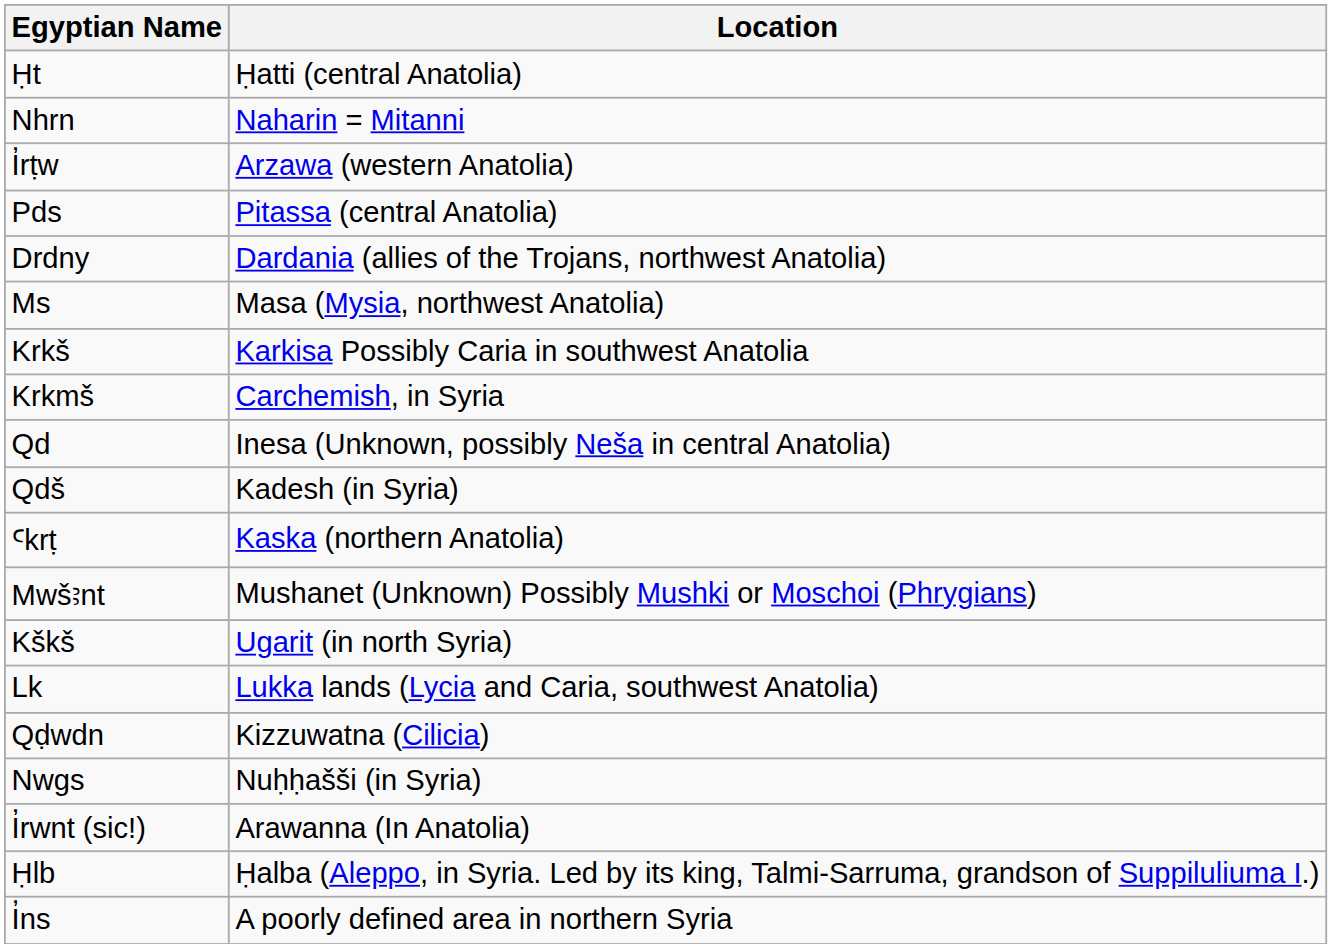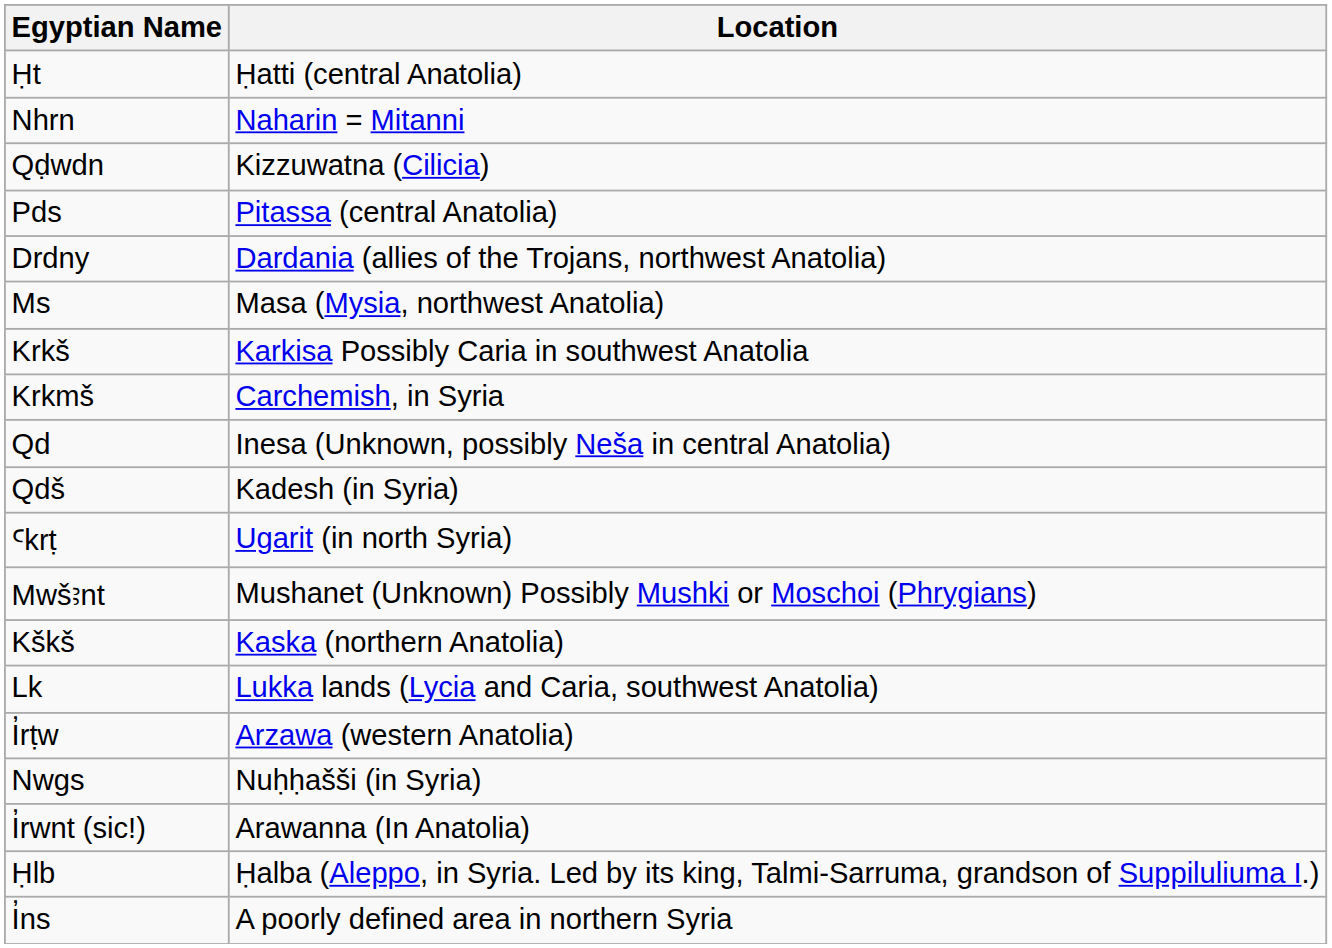rows swapped: (35, 166) <-> (58, 734)
(400, 539) Kaska (northern Anatolia) -> (374, 539) Ugarit (in north Syria)
(374, 642) Ugarit (in north Syria) -> (400, 642) Kaska (northern Anatolia)
